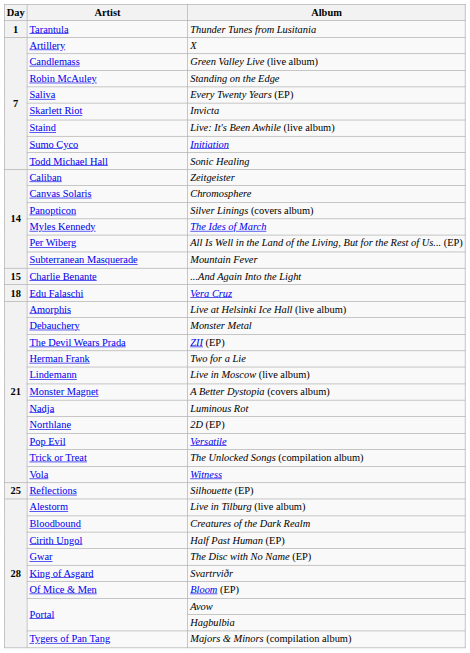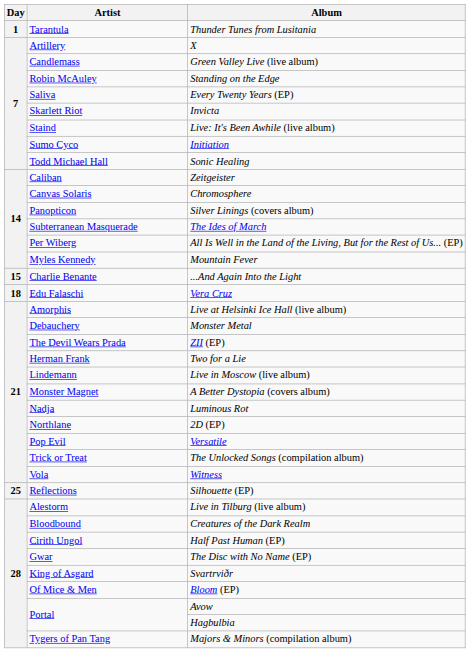(63, 227) Myles Kennedy -> (84, 227) Subterranean Masquerade
(84, 260) Subterranean Masquerade -> (63, 260) Myles Kennedy
